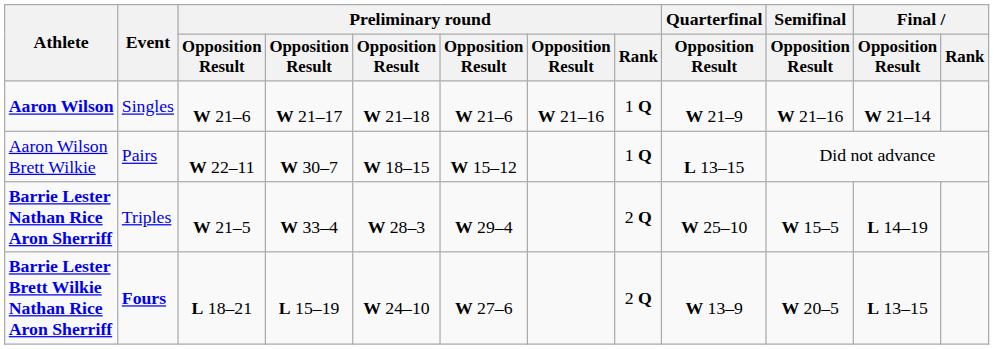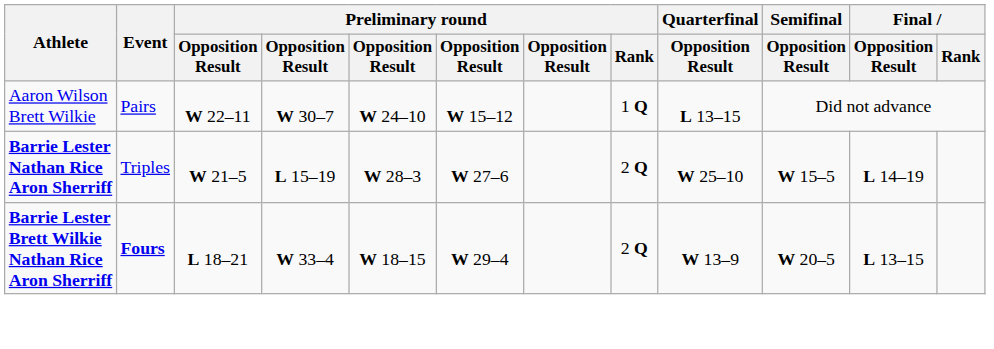- row: (61, 106)
(396, 167) W 18–15 -> (392, 116) W 24–10
(309, 227) W 33–4 -> (305, 177) L 15–19
(484, 227) W 29–4 -> (480, 177) W 27–6
(309, 309) L 15–19 -> (305, 259) W 33–4
(396, 309) W 24–10 -> (392, 259) W 18–15
(484, 309) W 27–6 -> (480, 259) W 29–4
